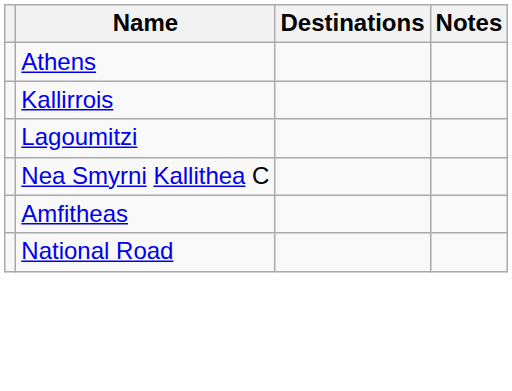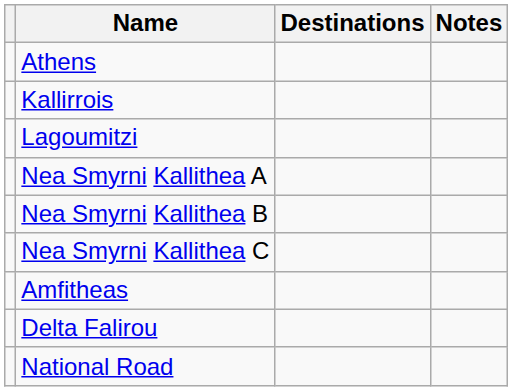+ row: (144, 175)
+ row: (145, 213)
+ row: (89, 328)
